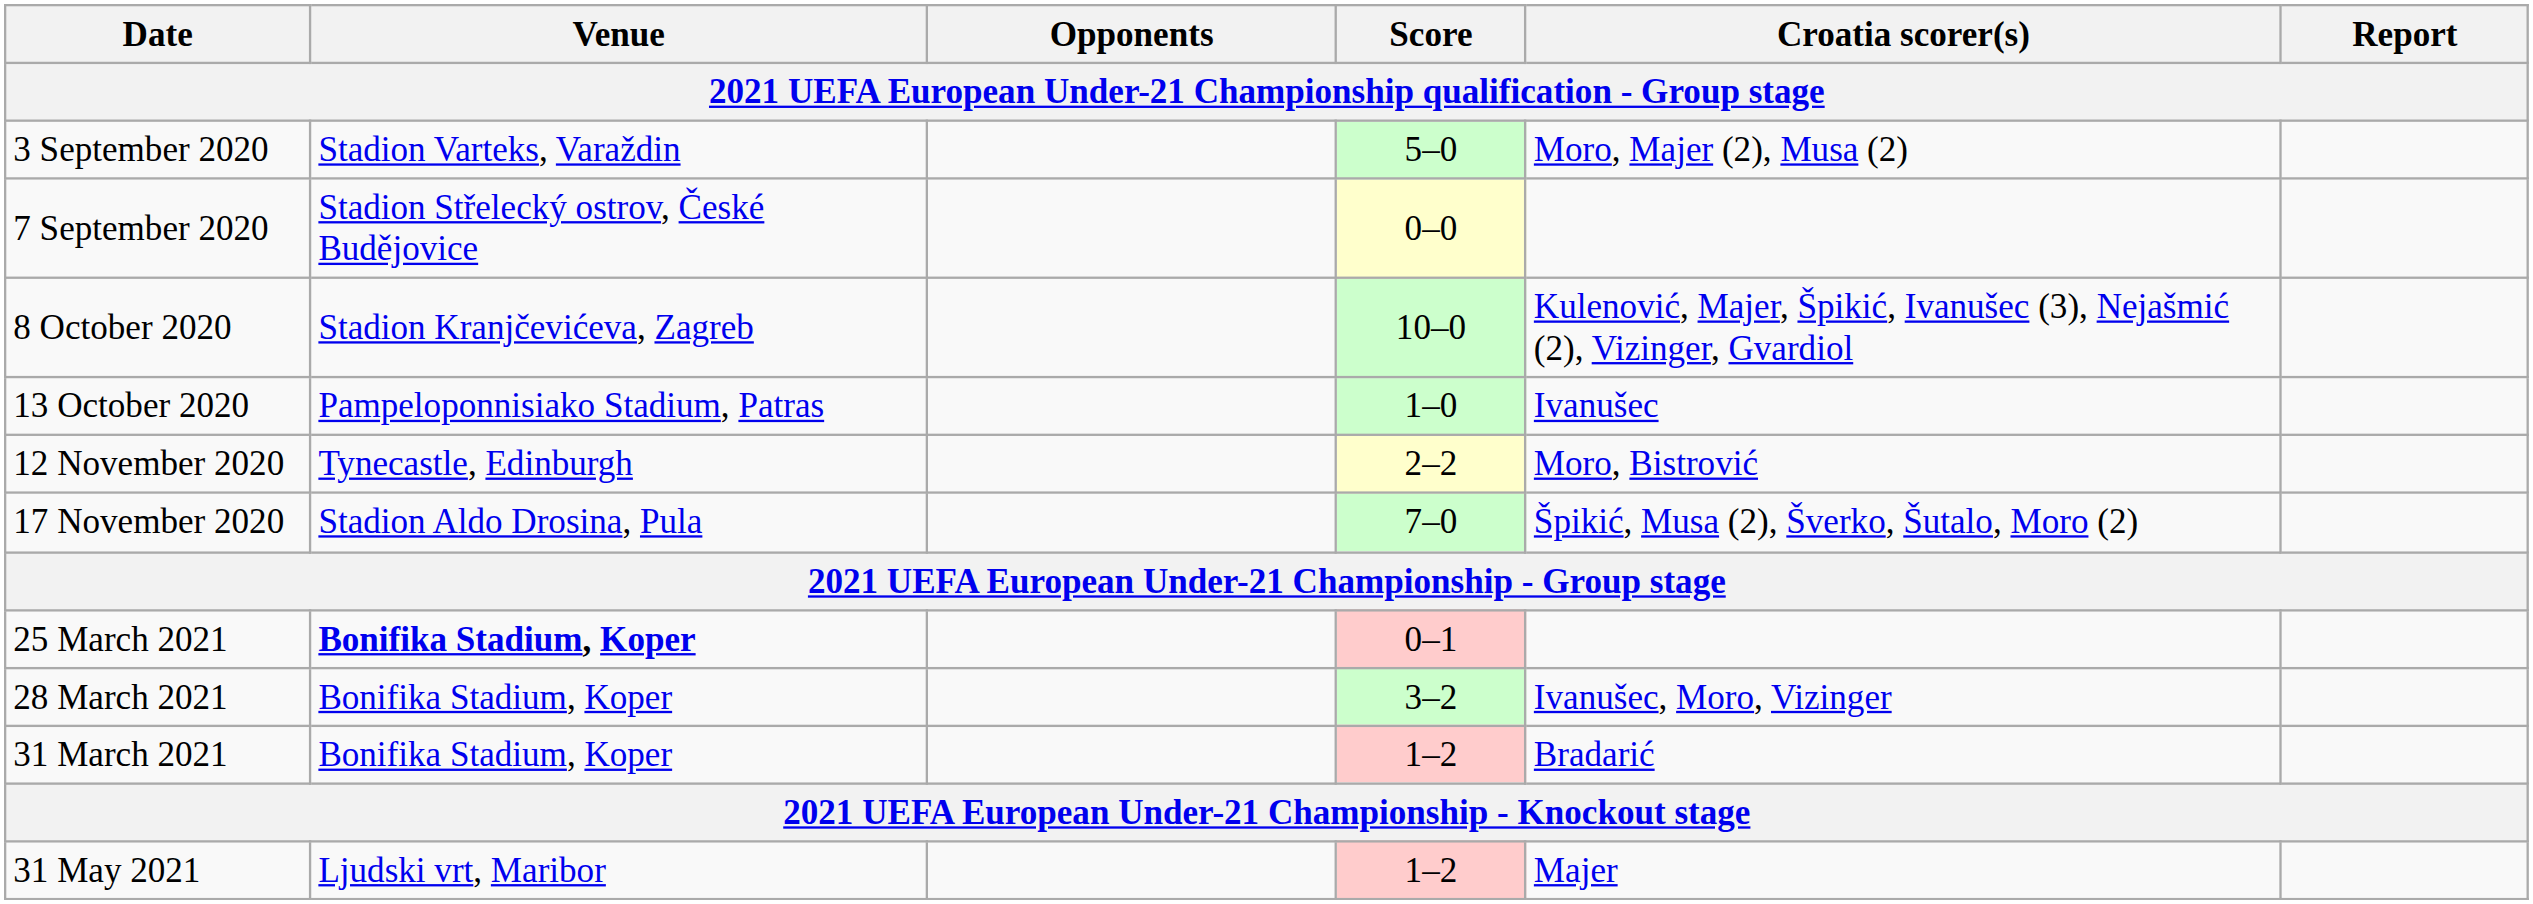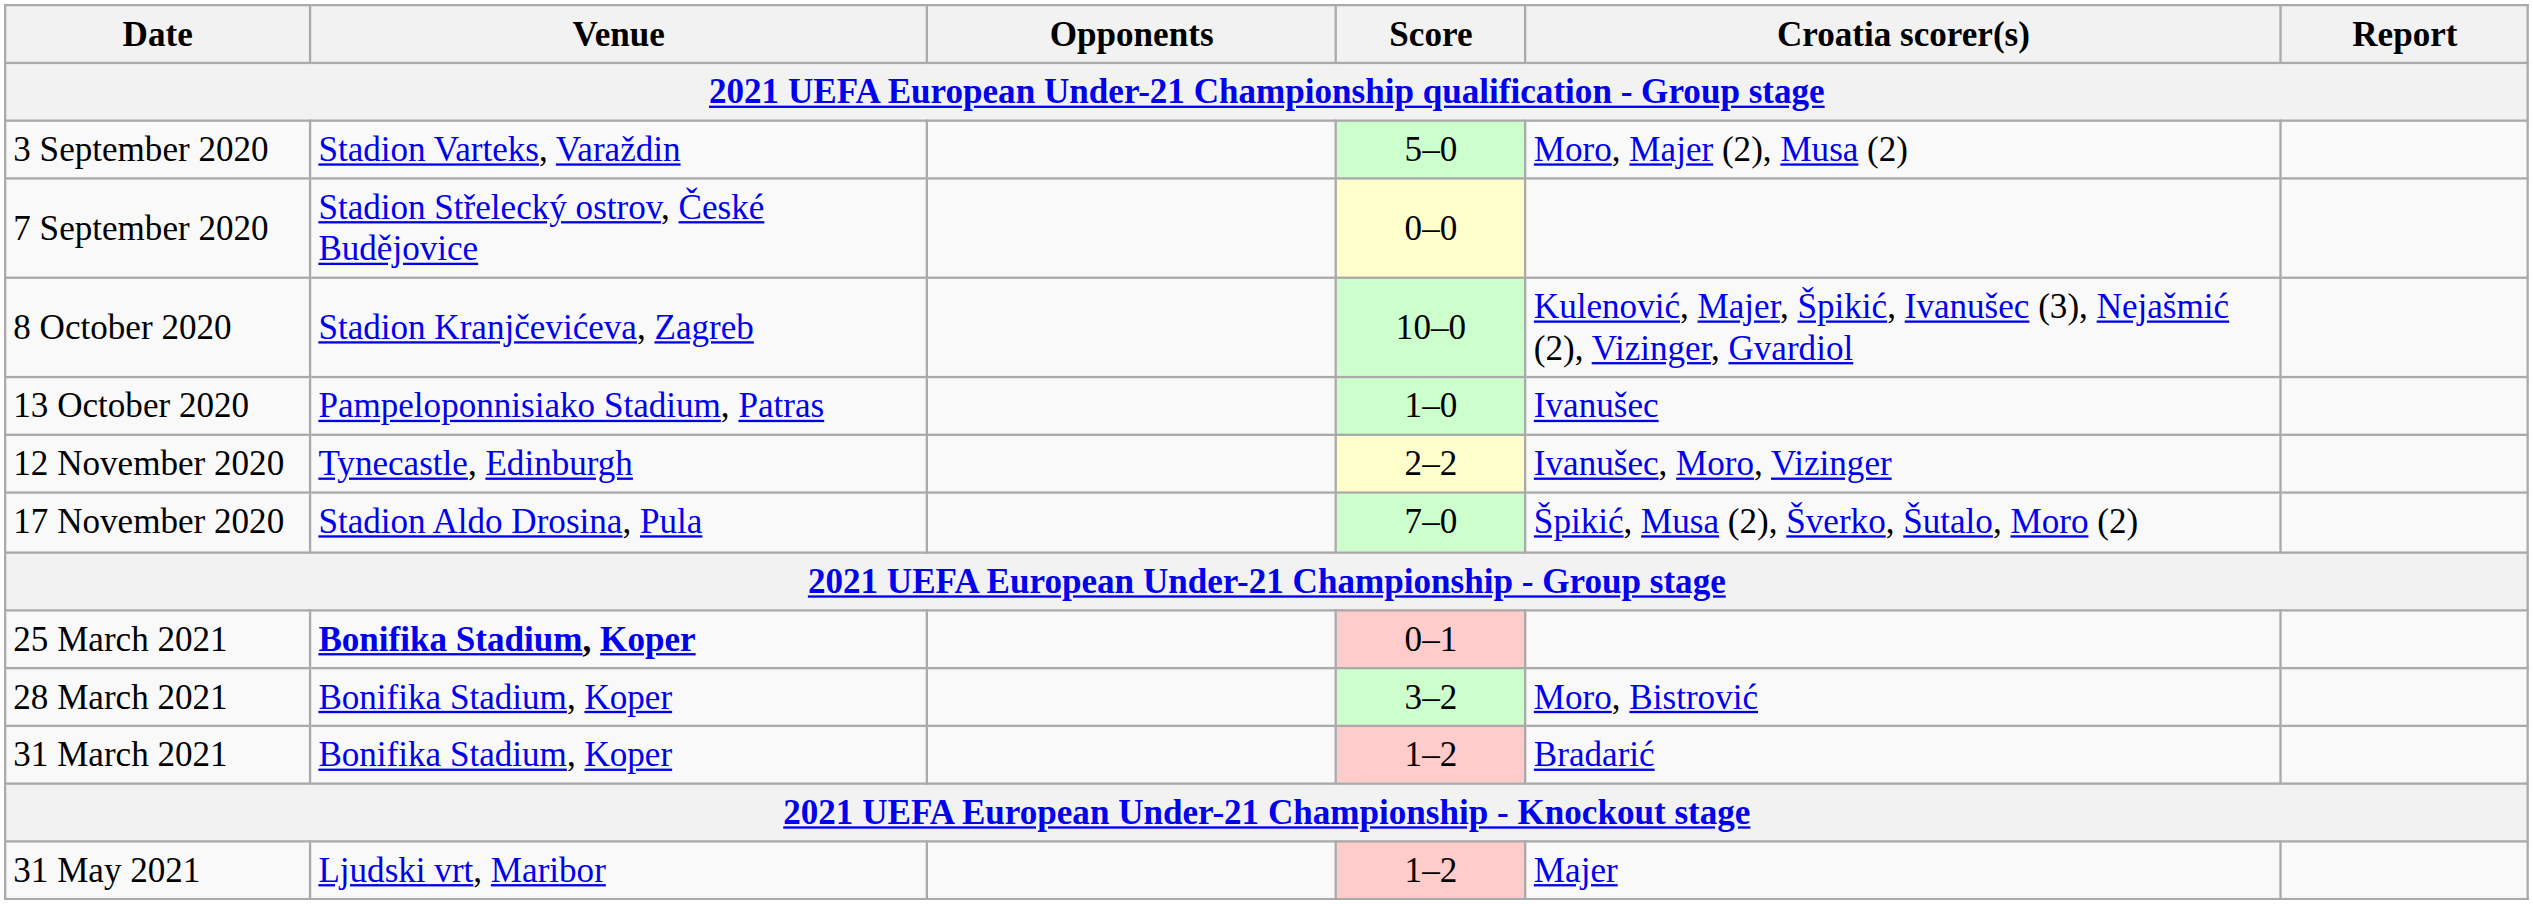(1646, 464) Moro, Bistrović -> (1713, 464) Ivanušec, Moro, Vizinger
(1713, 695) Ivanušec, Moro, Vizinger -> (1646, 695) Moro, Bistrović
